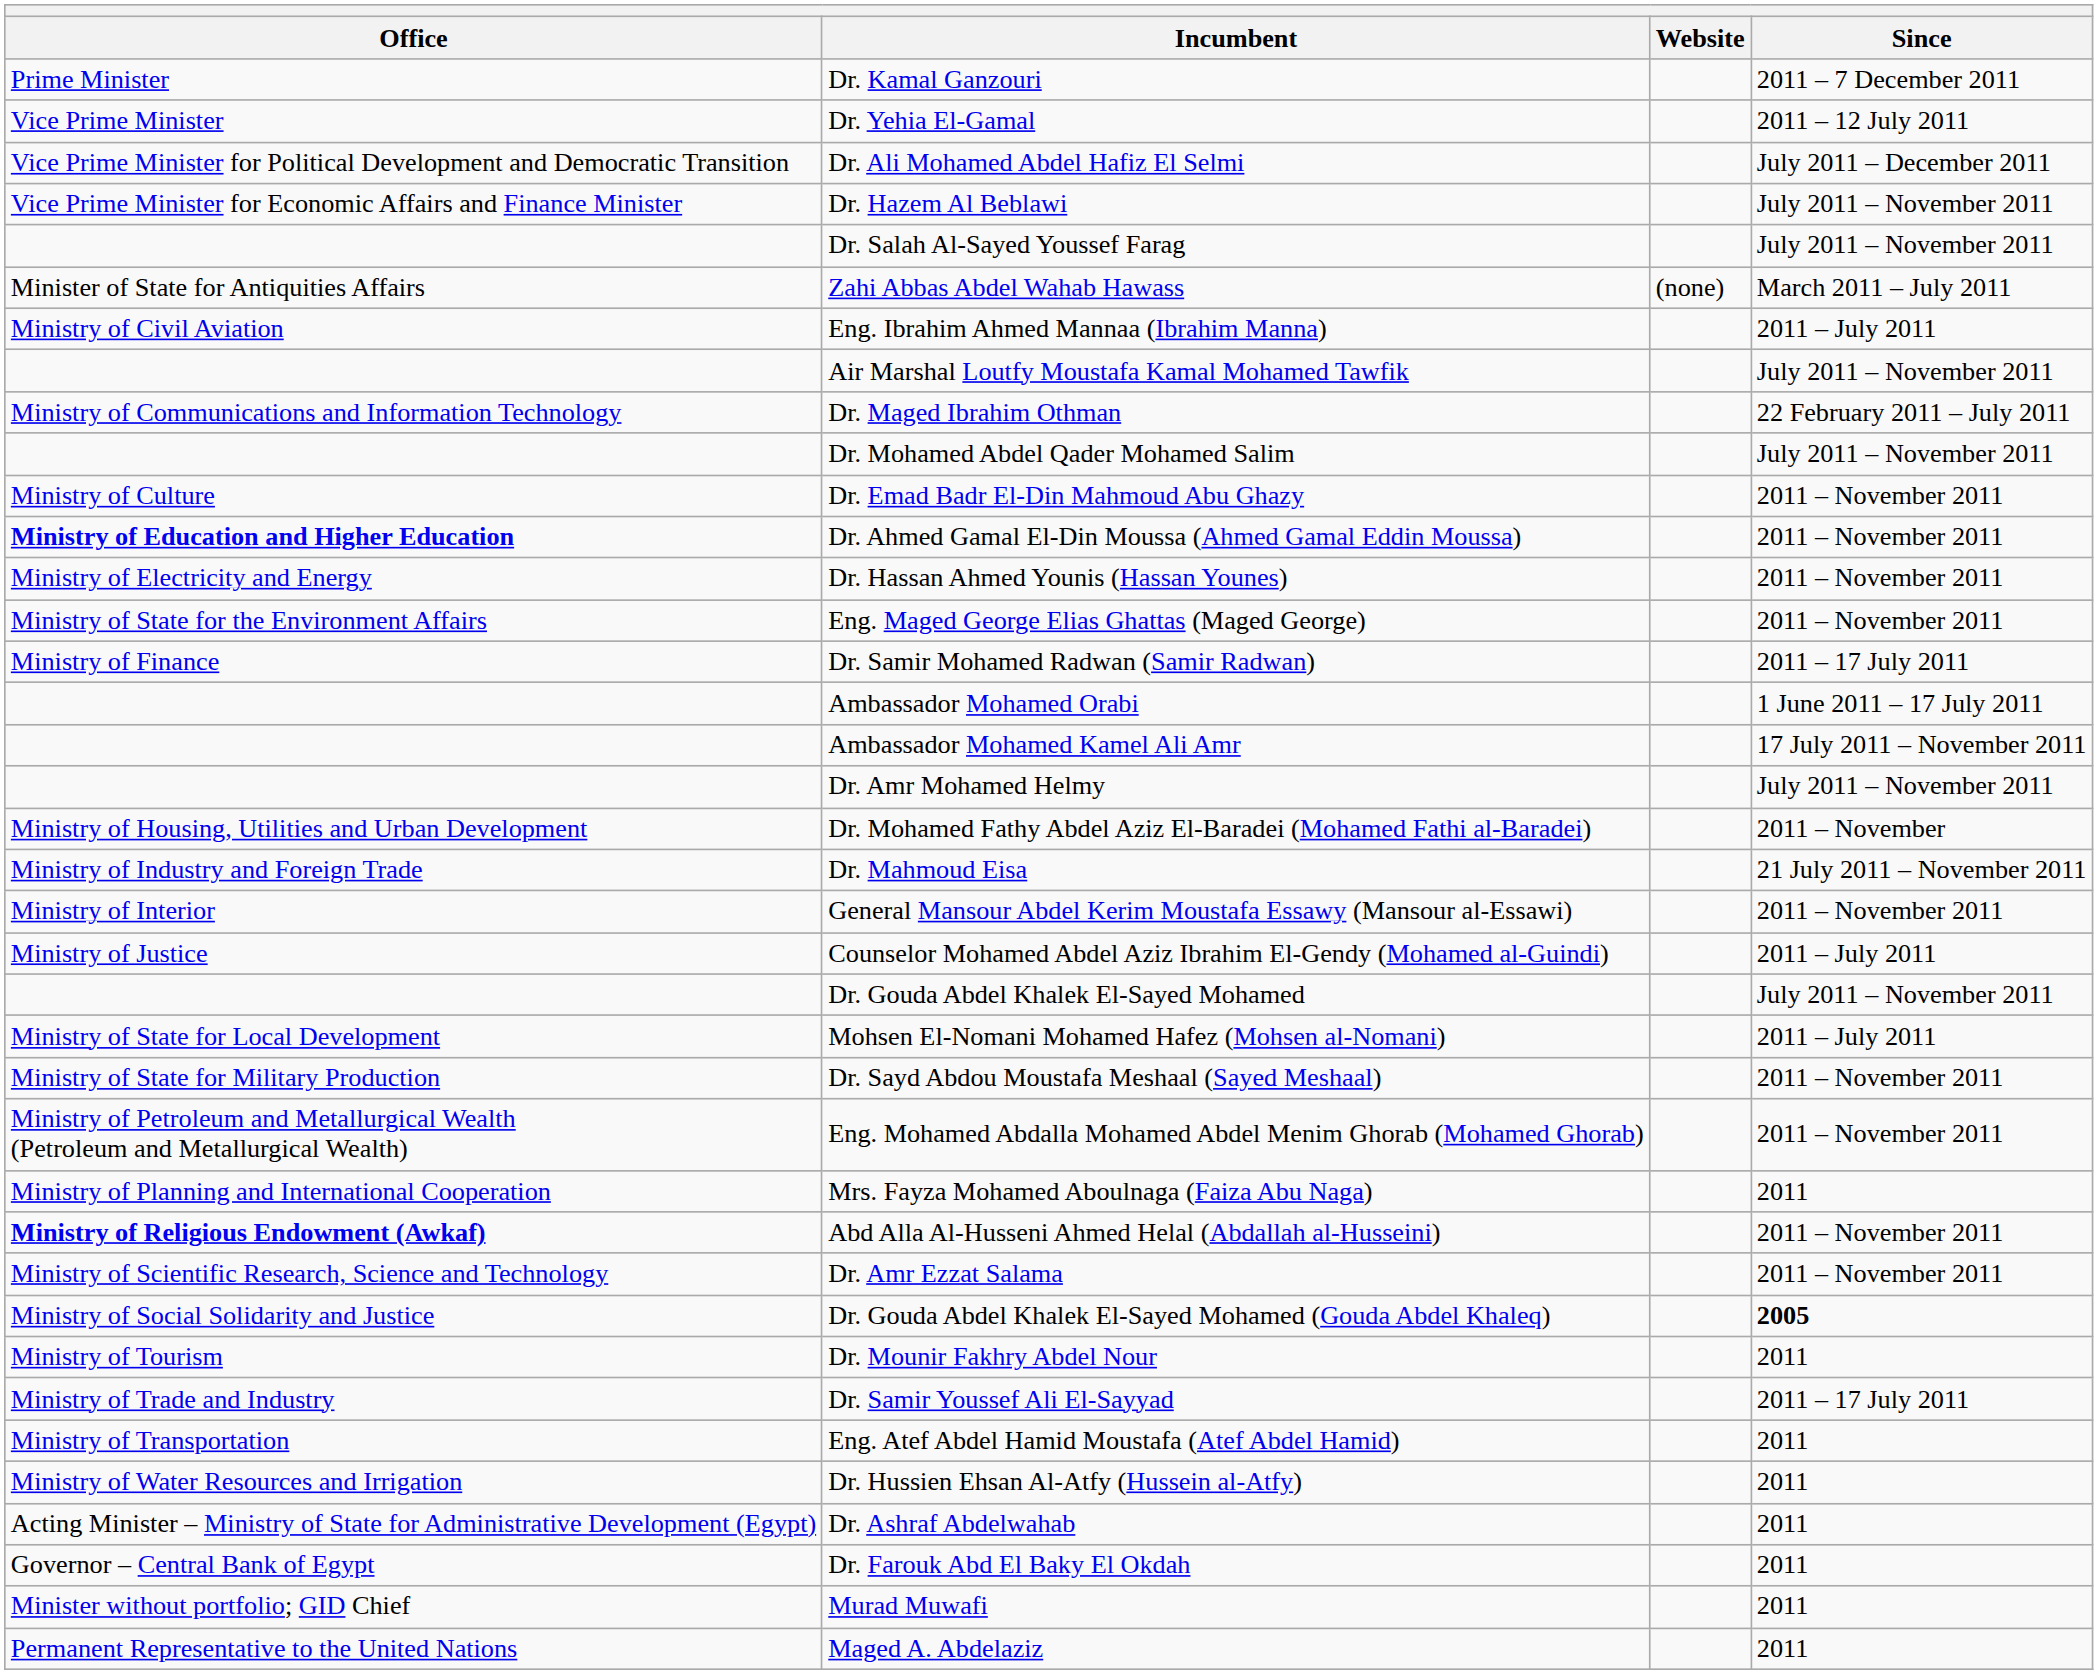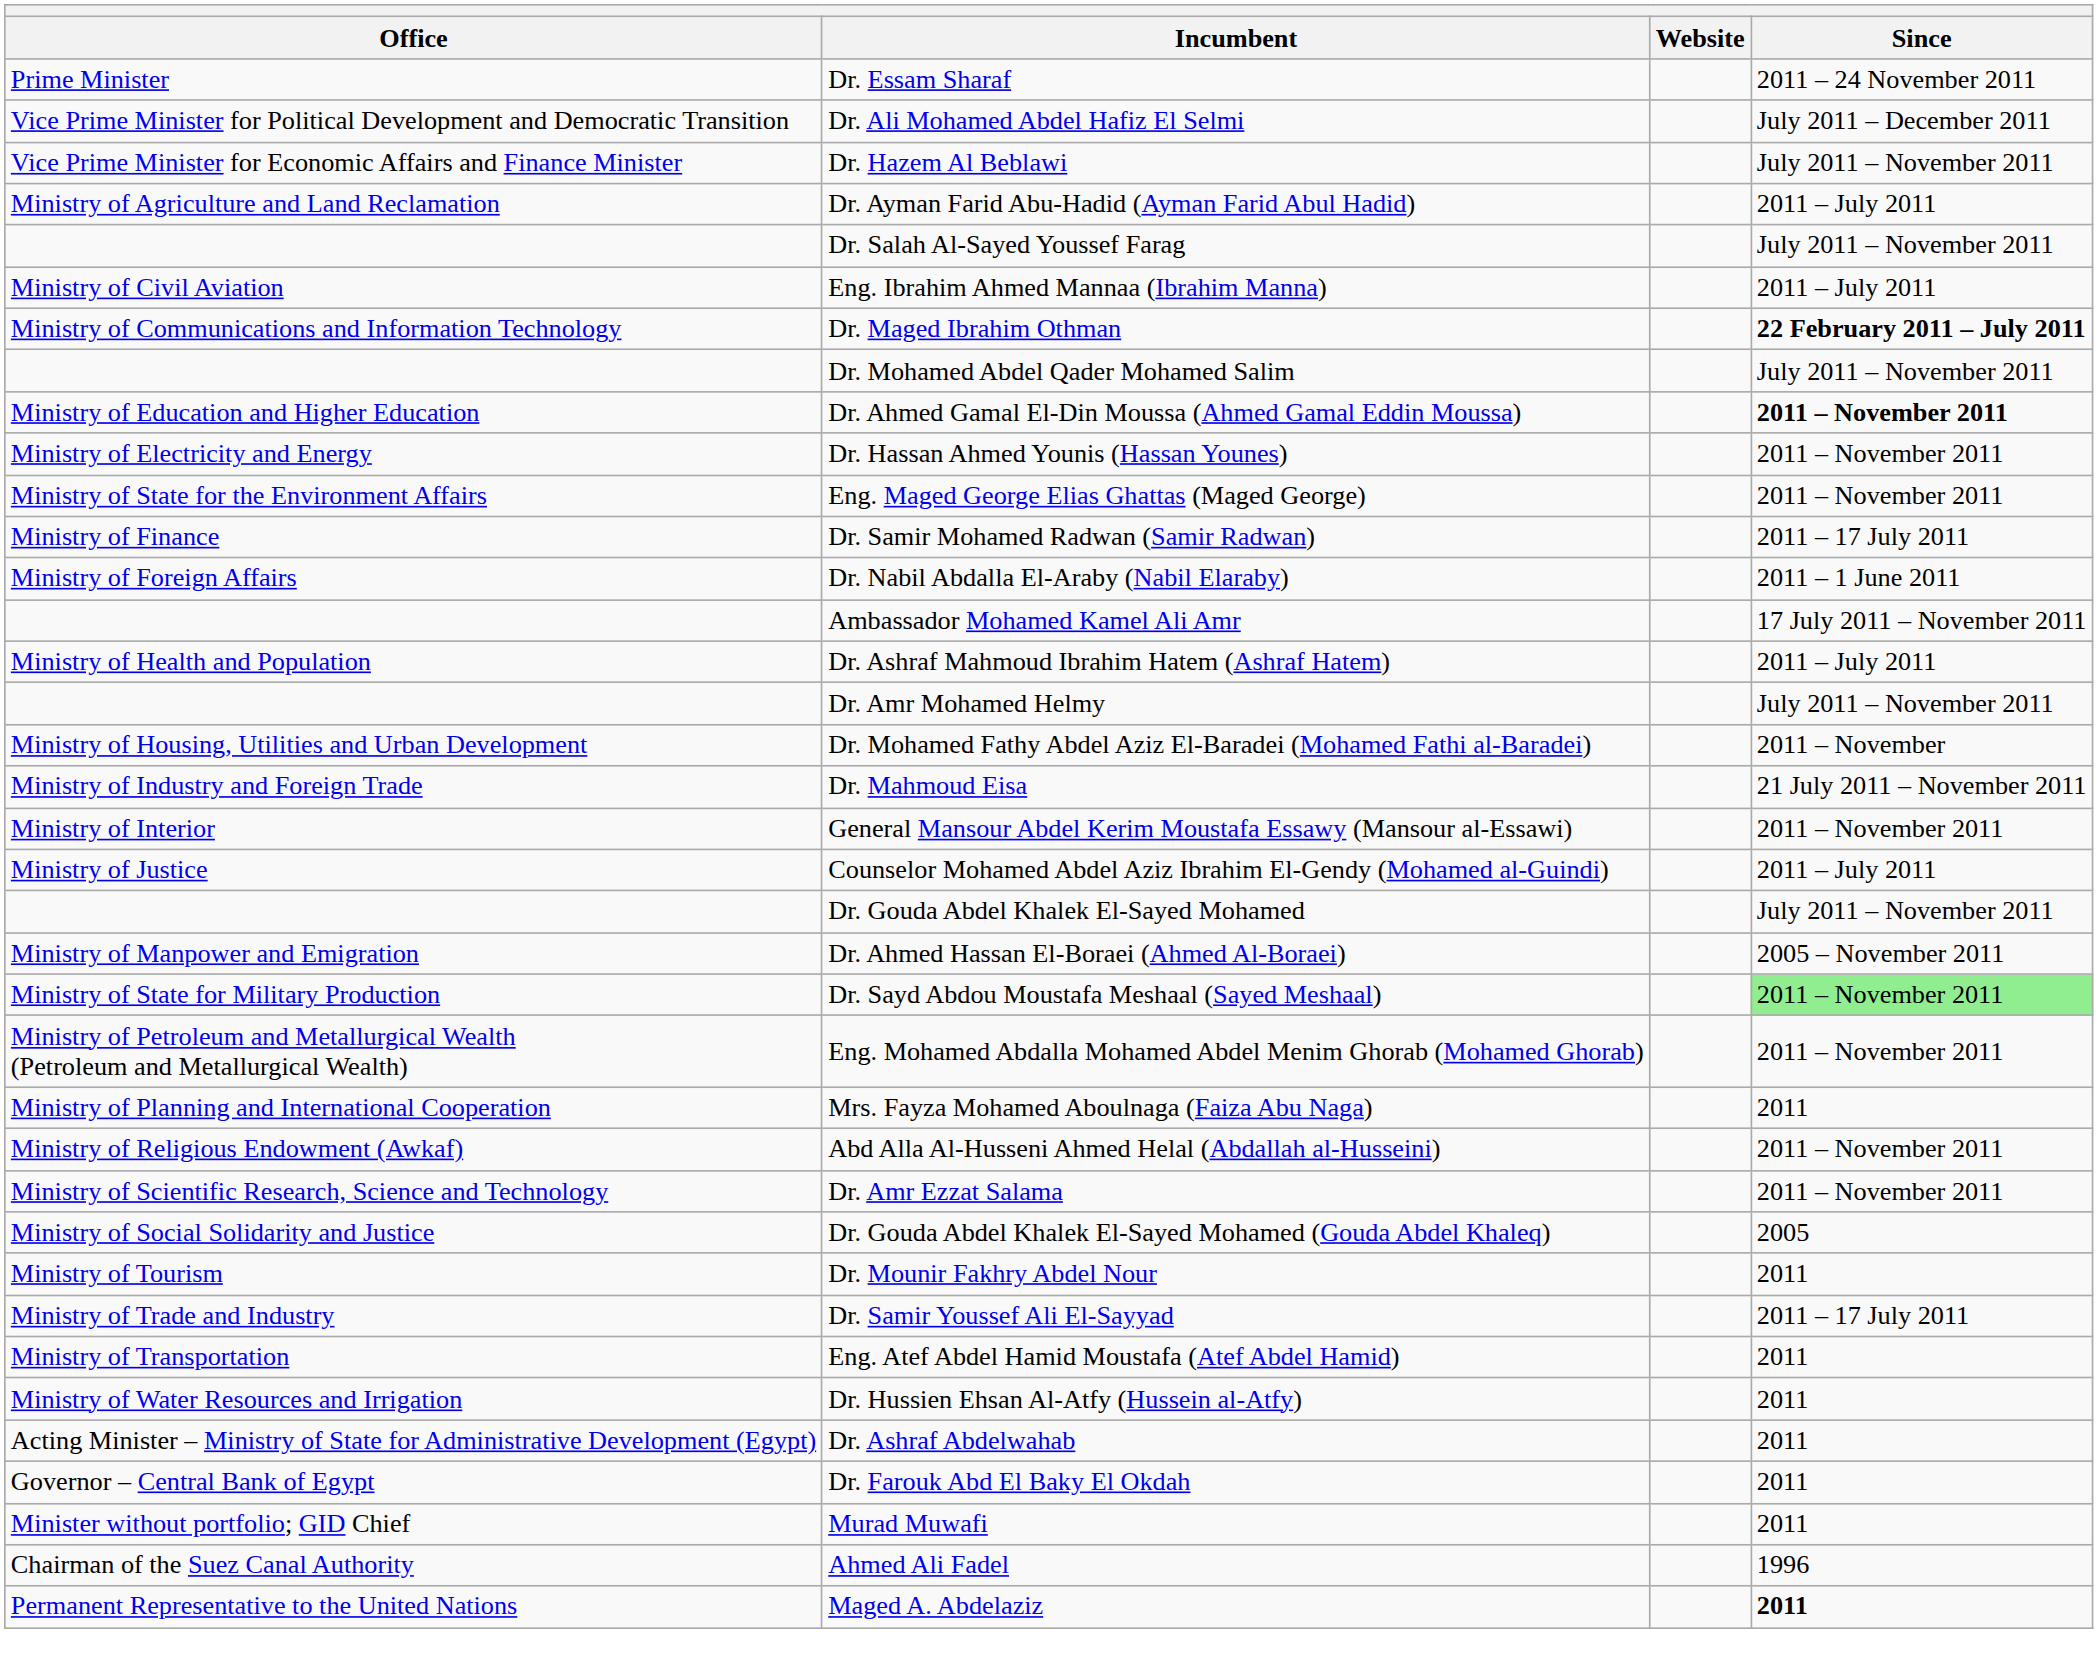- row: (935, 79)
+ row: (920, 79)
- row: (932, 120)
+ row: (1122, 203)
- row: (1006, 287)
- row: (1119, 370)
(1914, 411) normal -> (1921, 328) bold
- row: (1066, 495)
(262, 536) bold -> (245, 411) normal
(1880, 536) normal -> (1882, 411) bold
+ row: (1059, 578)
- row: (983, 703)
+ row: (1109, 661)
- row: (1137, 1036)
+ row: (1087, 952)
(1880, 1077) no background -> (1880, 994) lightgreen background
(248, 1232) bold -> (237, 1148) normal
(1783, 1315) bold -> (1783, 1232) normal
+ row: (919, 1565)
(1783, 1648) normal -> (1782, 1606) bold
